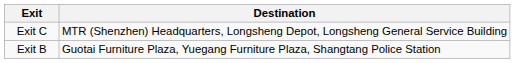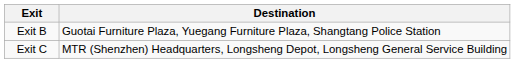rows swapped: (32, 49) <-> (32, 31)
